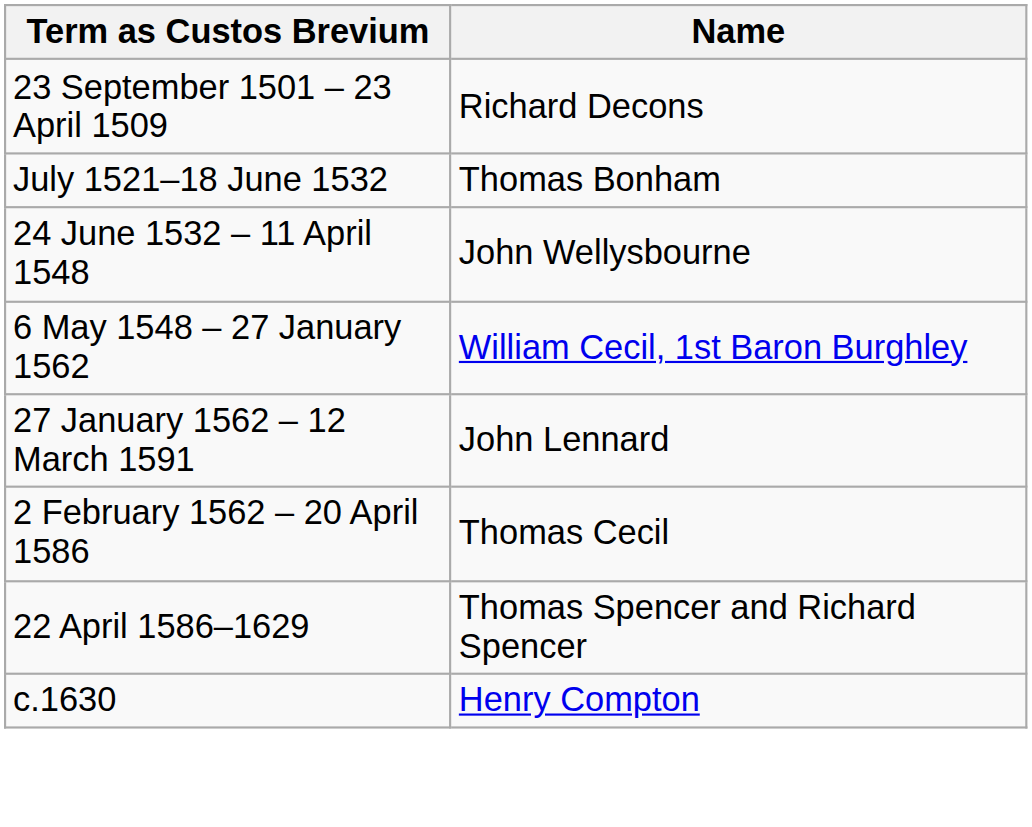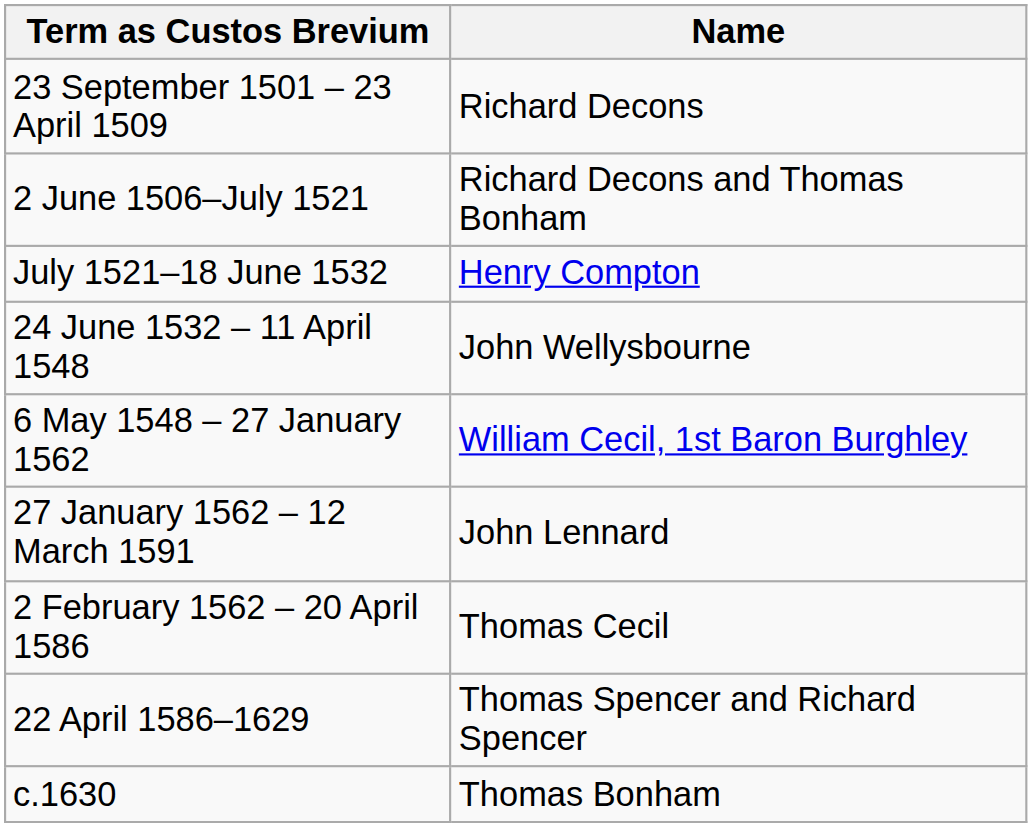+ row: (191, 198)
(590, 179) Thomas Bonham -> (579, 272) Henry Compton
(579, 700) Henry Compton -> (590, 793) Thomas Bonham
